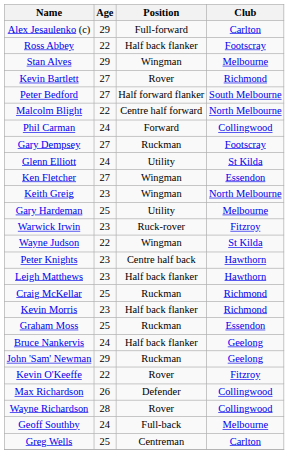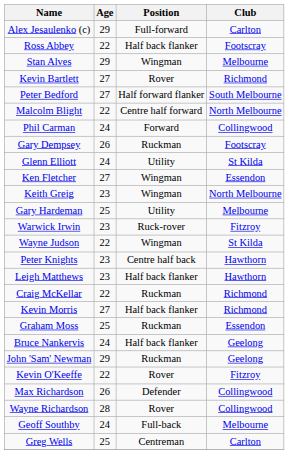(105, 144) 27 -> (105, 144) 26
(105, 293) 25 -> (105, 293) 22
(105, 309) 23 -> (105, 309) 27
